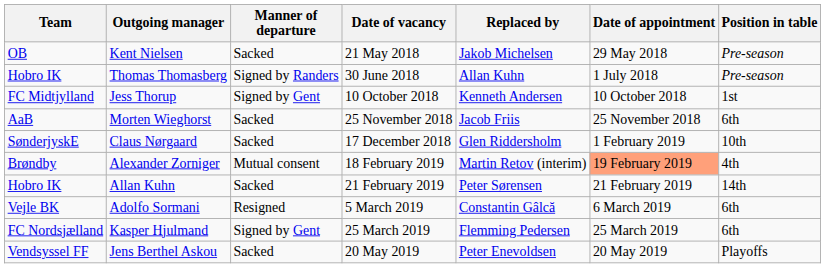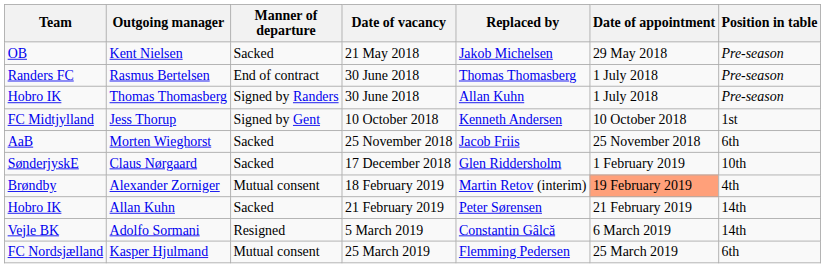+ row: (160, 75)
(730, 207) 6th -> (734, 229) 14th
(277, 229) Signed by Gent -> (277, 251) Mutual consent
- row: (163, 251)
